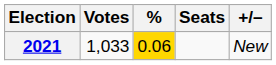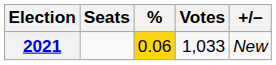columns swapped: (107, 18) <-> (202, 18)
